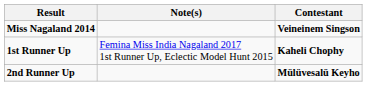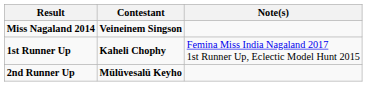columns swapped: (319, 12) <-> (186, 12)
